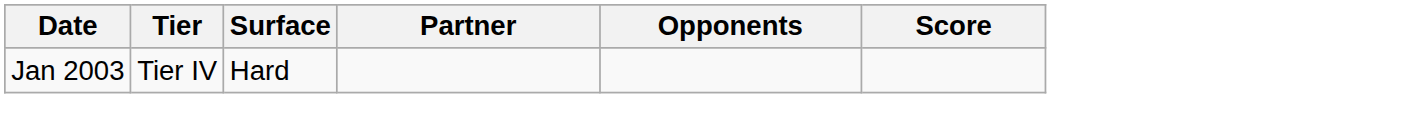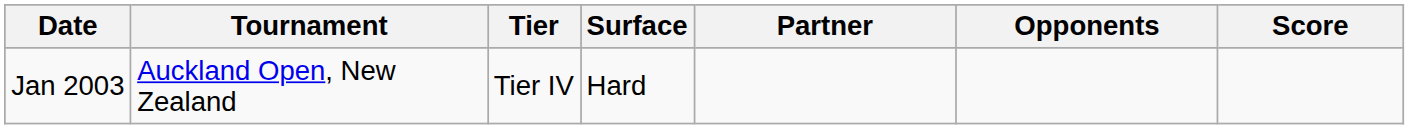+ column: (309, 26)
